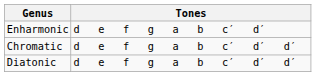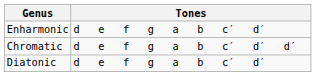(191, 63) d e f g a b c′ d′ d′ -> (176, 63) d e f g a b c′ d′
